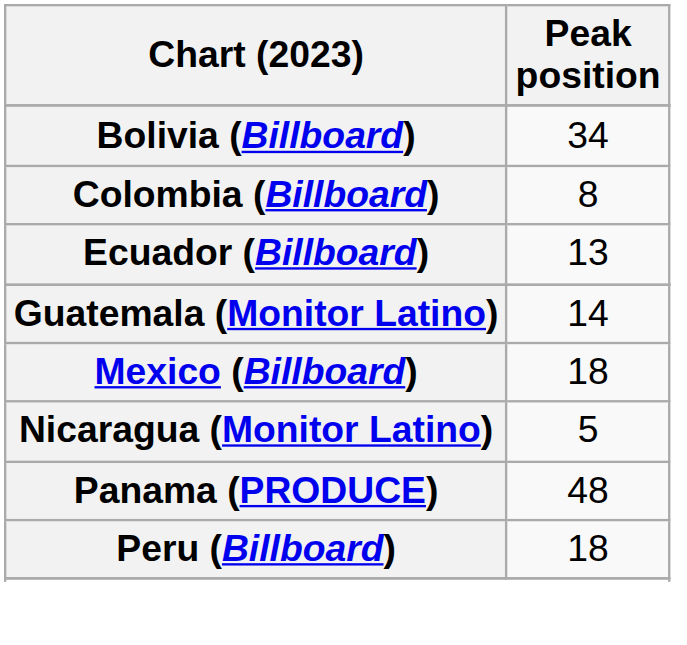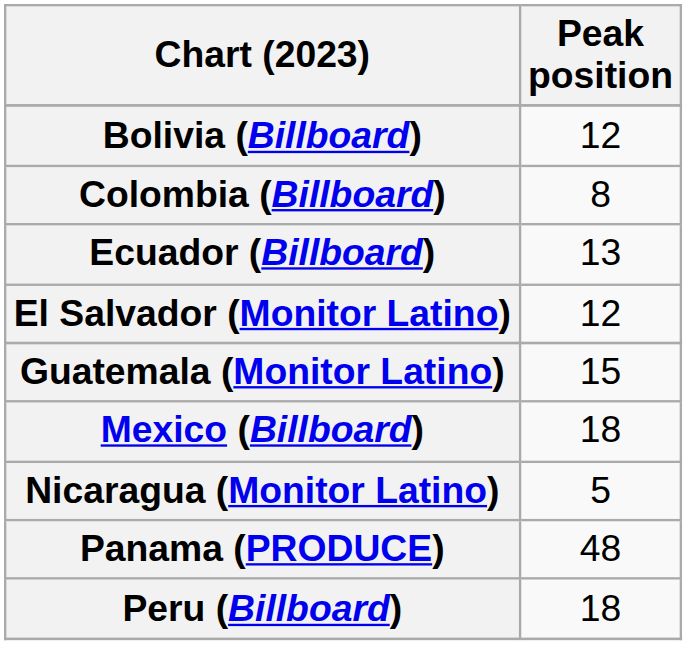(588, 135) 34 -> (600, 135) 12
+ row: (262, 312)
(588, 312) 14 -> (600, 371) 15
